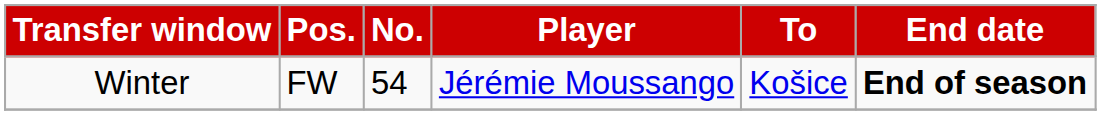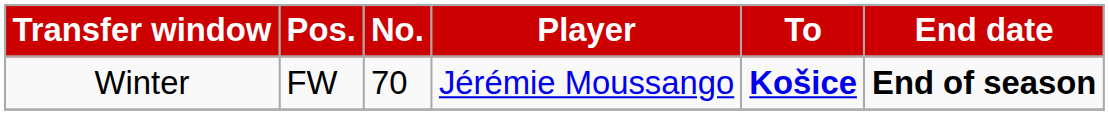(389, 82) 54 -> (389, 82) 70
(799, 82) normal -> (803, 82) bold
